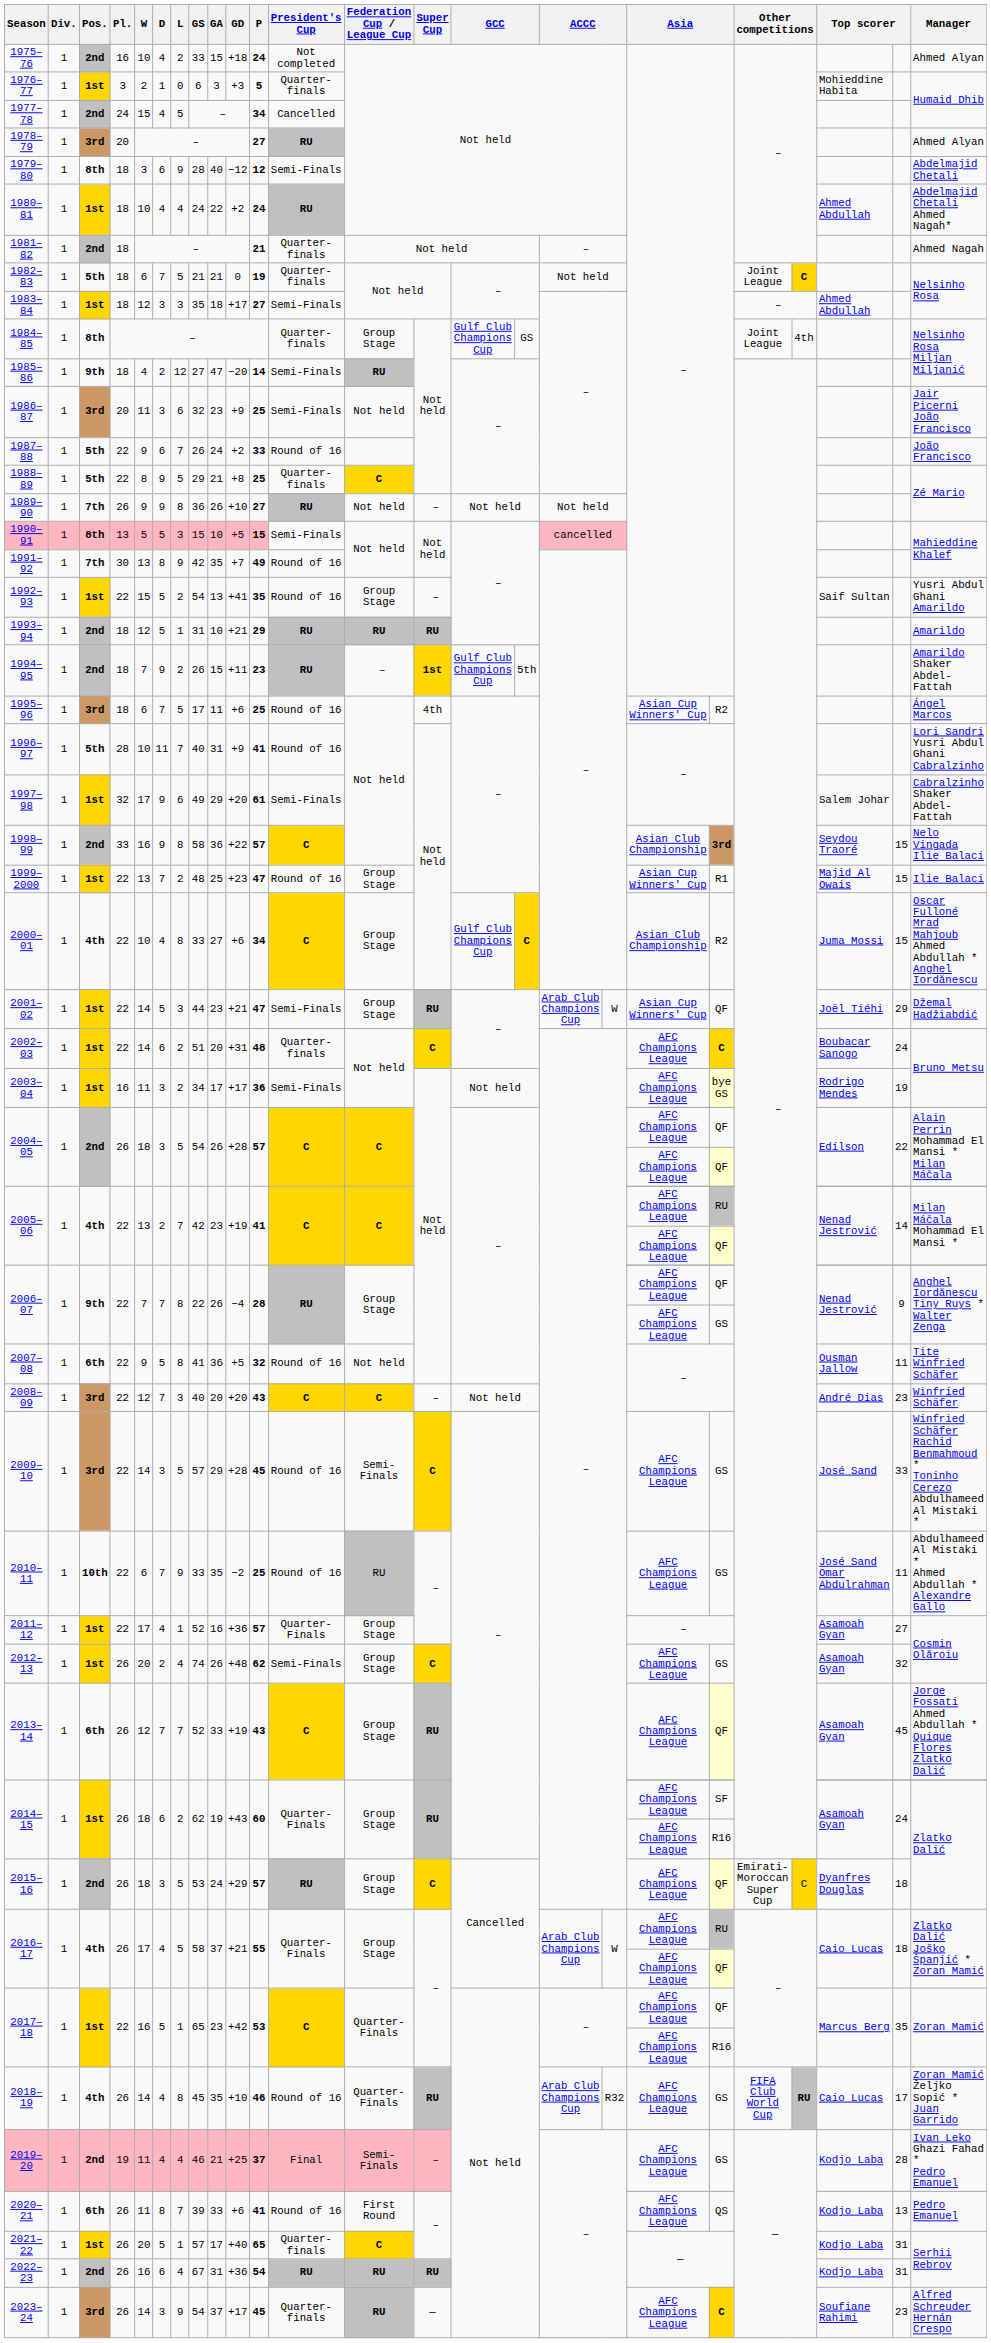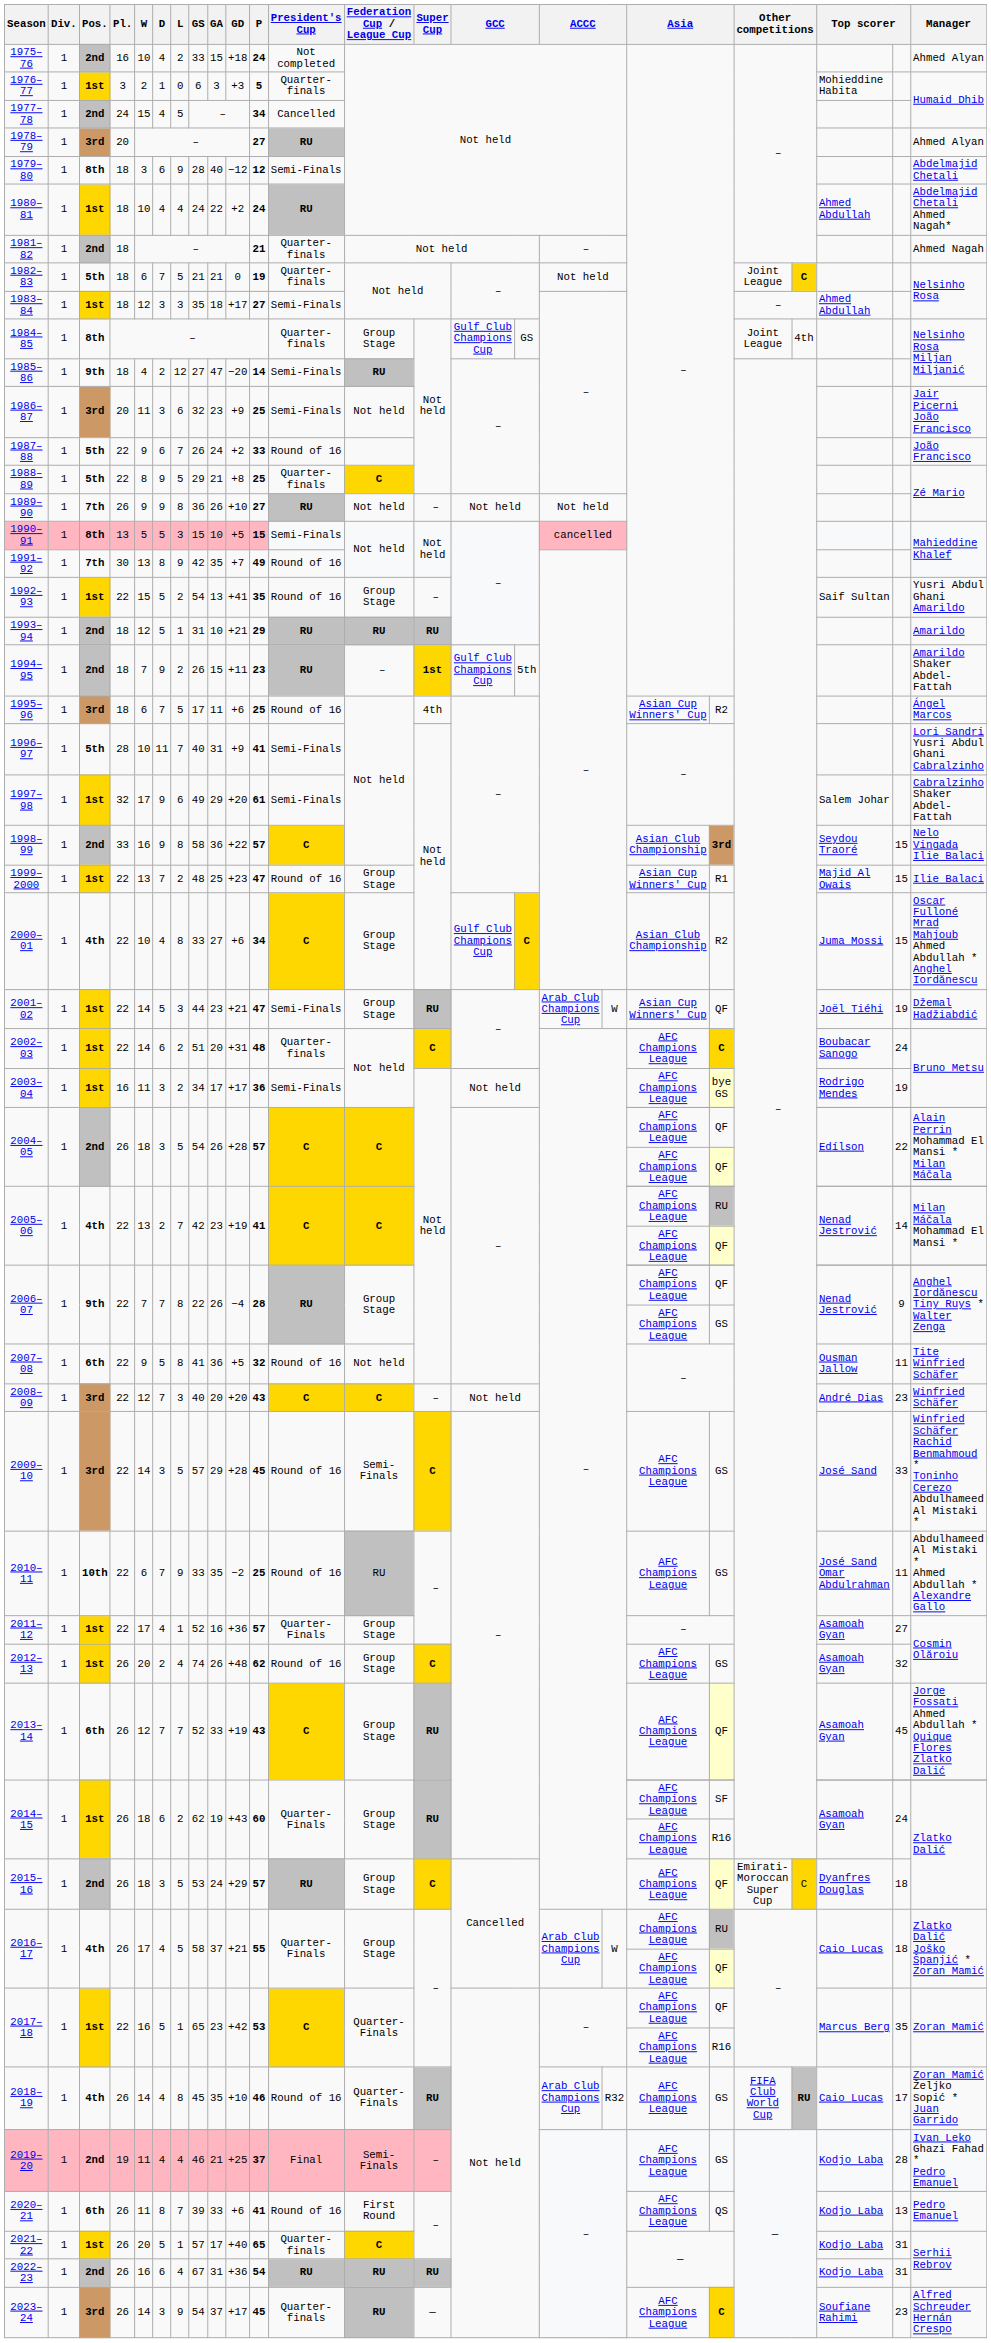(306, 749) Round of 16 -> (306, 749) Semi-Finals
(901, 1009) 29 -> (901, 1009) 19
(306, 1664) Semi-Finals -> (306, 1664) Round of 16
